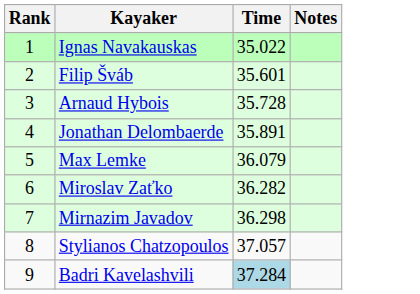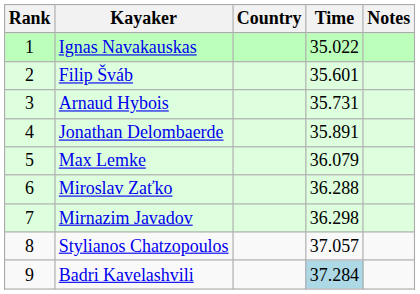+ column: (269, 18)
(261, 103) 35.728 -> (334, 103) 35.731
(261, 189) 36.282 -> (334, 189) 36.288
